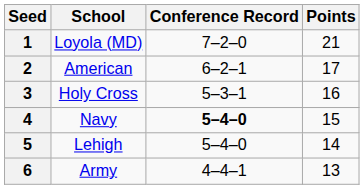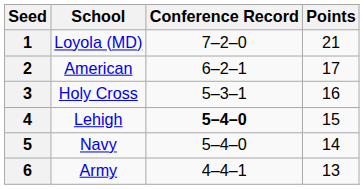(98, 119) Navy -> (98, 119) Lehigh
(98, 145) Lehigh -> (98, 145) Navy
